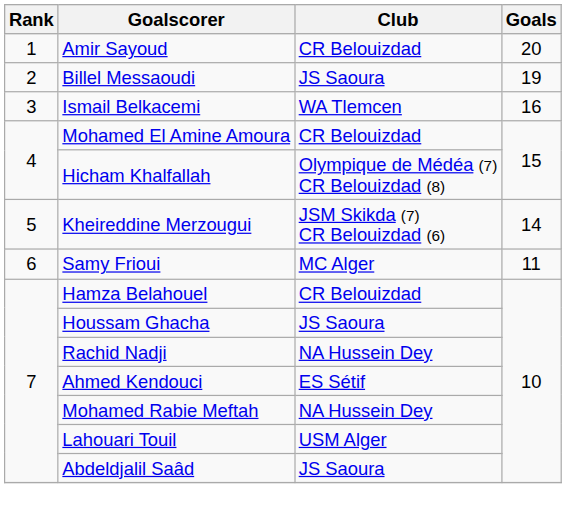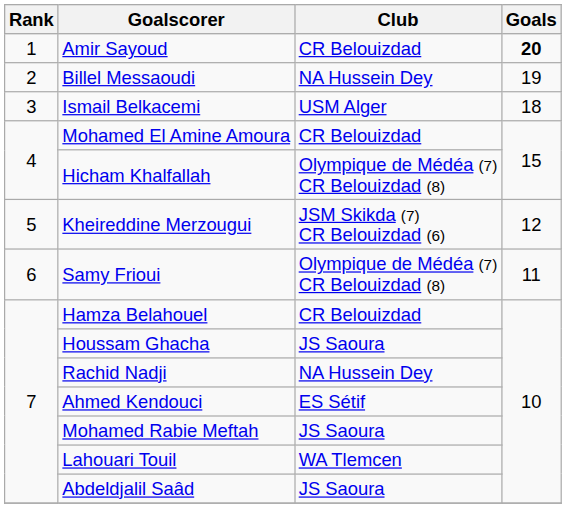(531, 48) normal -> (531, 48) bold
(342, 78) JS Saoura -> (366, 78) NA Hussein Dey
(350, 107) WA Tlemcen -> (343, 107) USM Alger
(531, 107) 16 -> (531, 107) 18
(531, 225) 14 -> (531, 225) 12
(336, 264) MC Alger -> (398, 275) Olympique de Médéa (7) CR Belouizdad (8)
(366, 410) NA Hussein Dey -> (342, 430) JS Saoura
(343, 439) USM Alger -> (350, 460) WA Tlemcen
